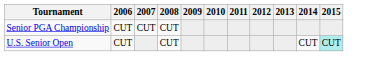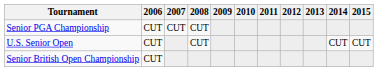(331, 43) paleturquoise background -> (361, 43) no background
+ row: (73, 59)
